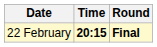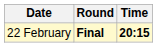columns swapped: (92, 13) <-> (131, 13)
